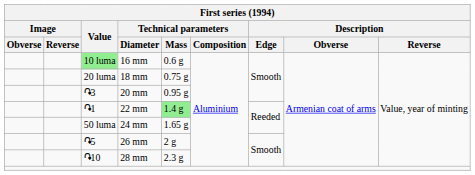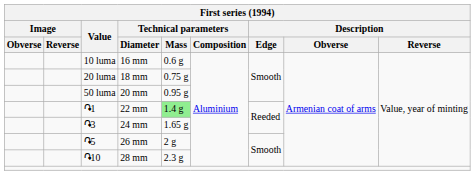(100, 61) lightgreen background -> (100, 61) no background
(90, 93) ֏3 -> (100, 93) 50 luma
(100, 126) 50 luma -> (90, 126) ֏3
